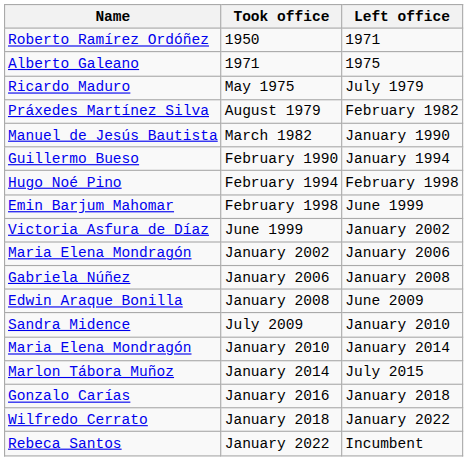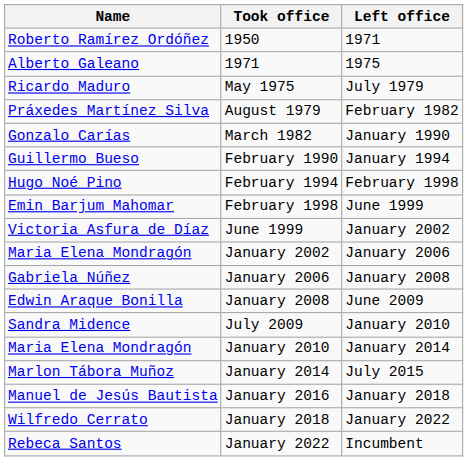(113, 135) Manuel de Jesús Bautista -> (69, 135) Gonzalo Carías
(69, 396) Gonzalo Carías -> (113, 396) Manuel de Jesús Bautista
